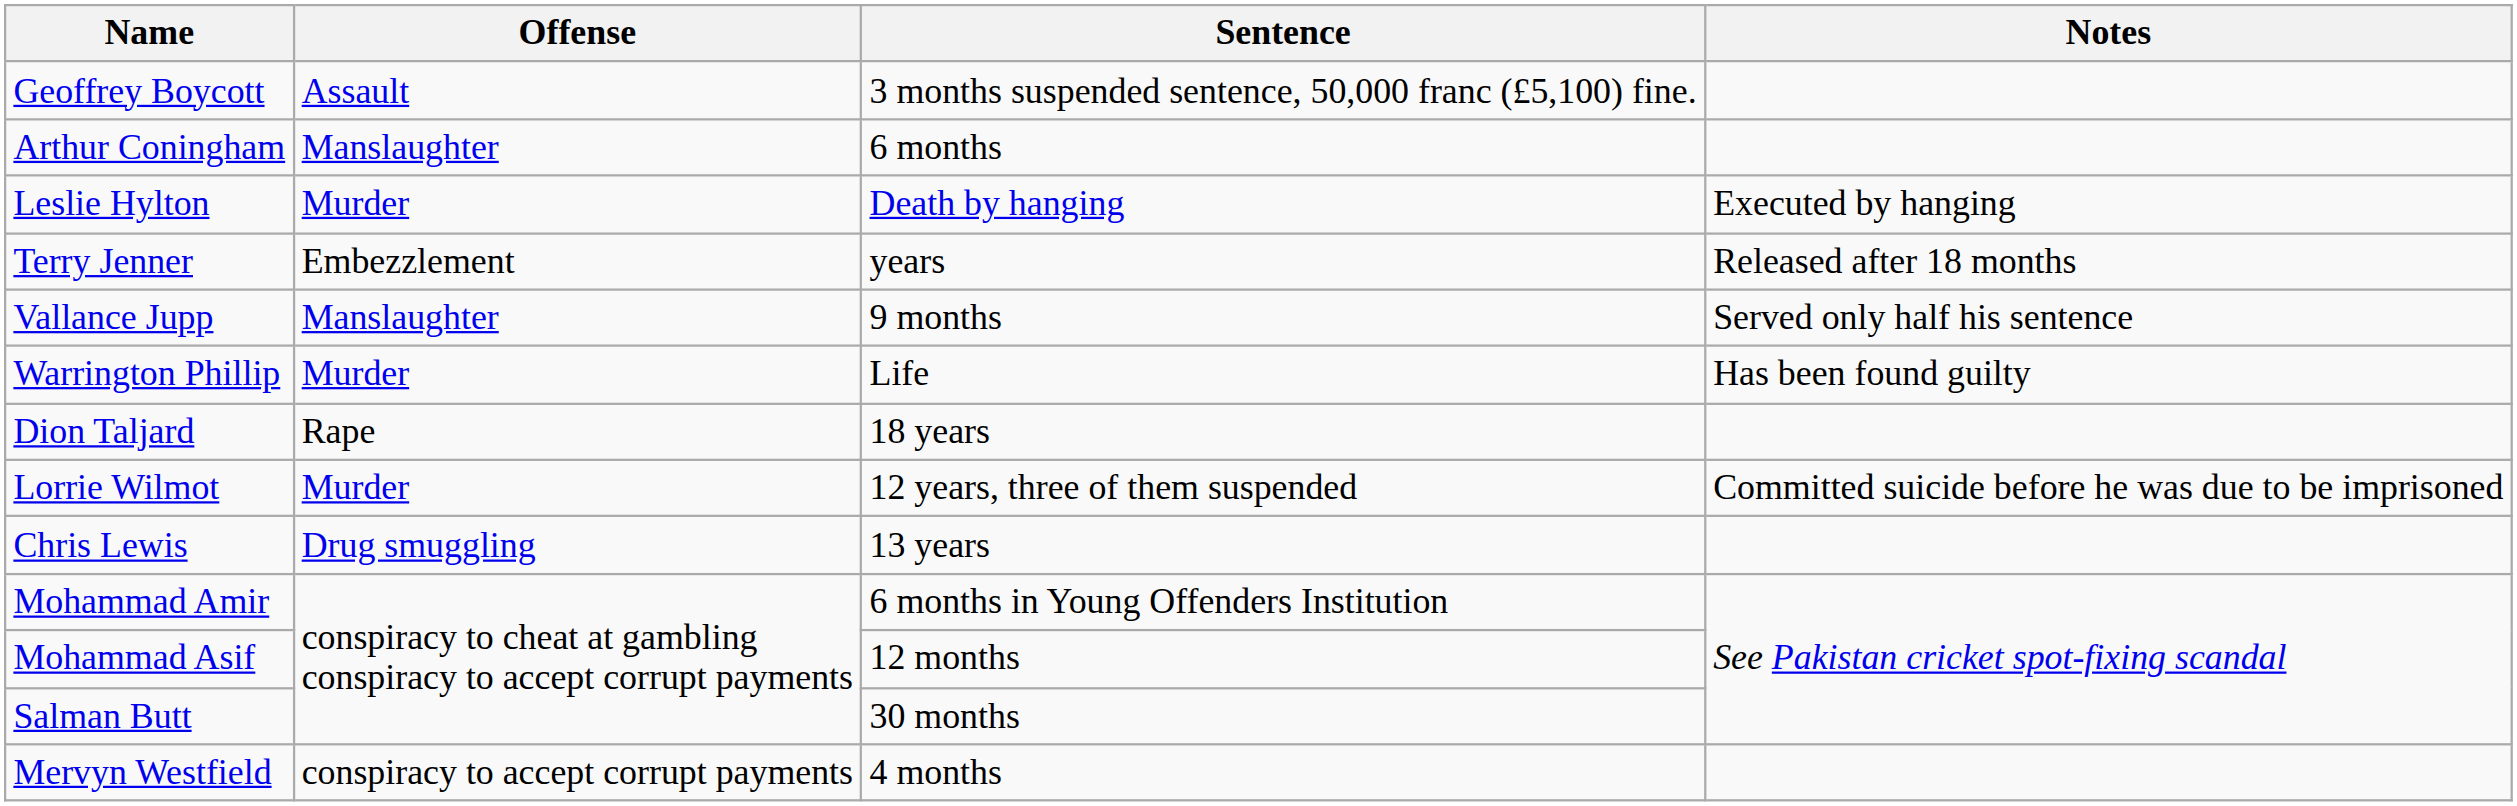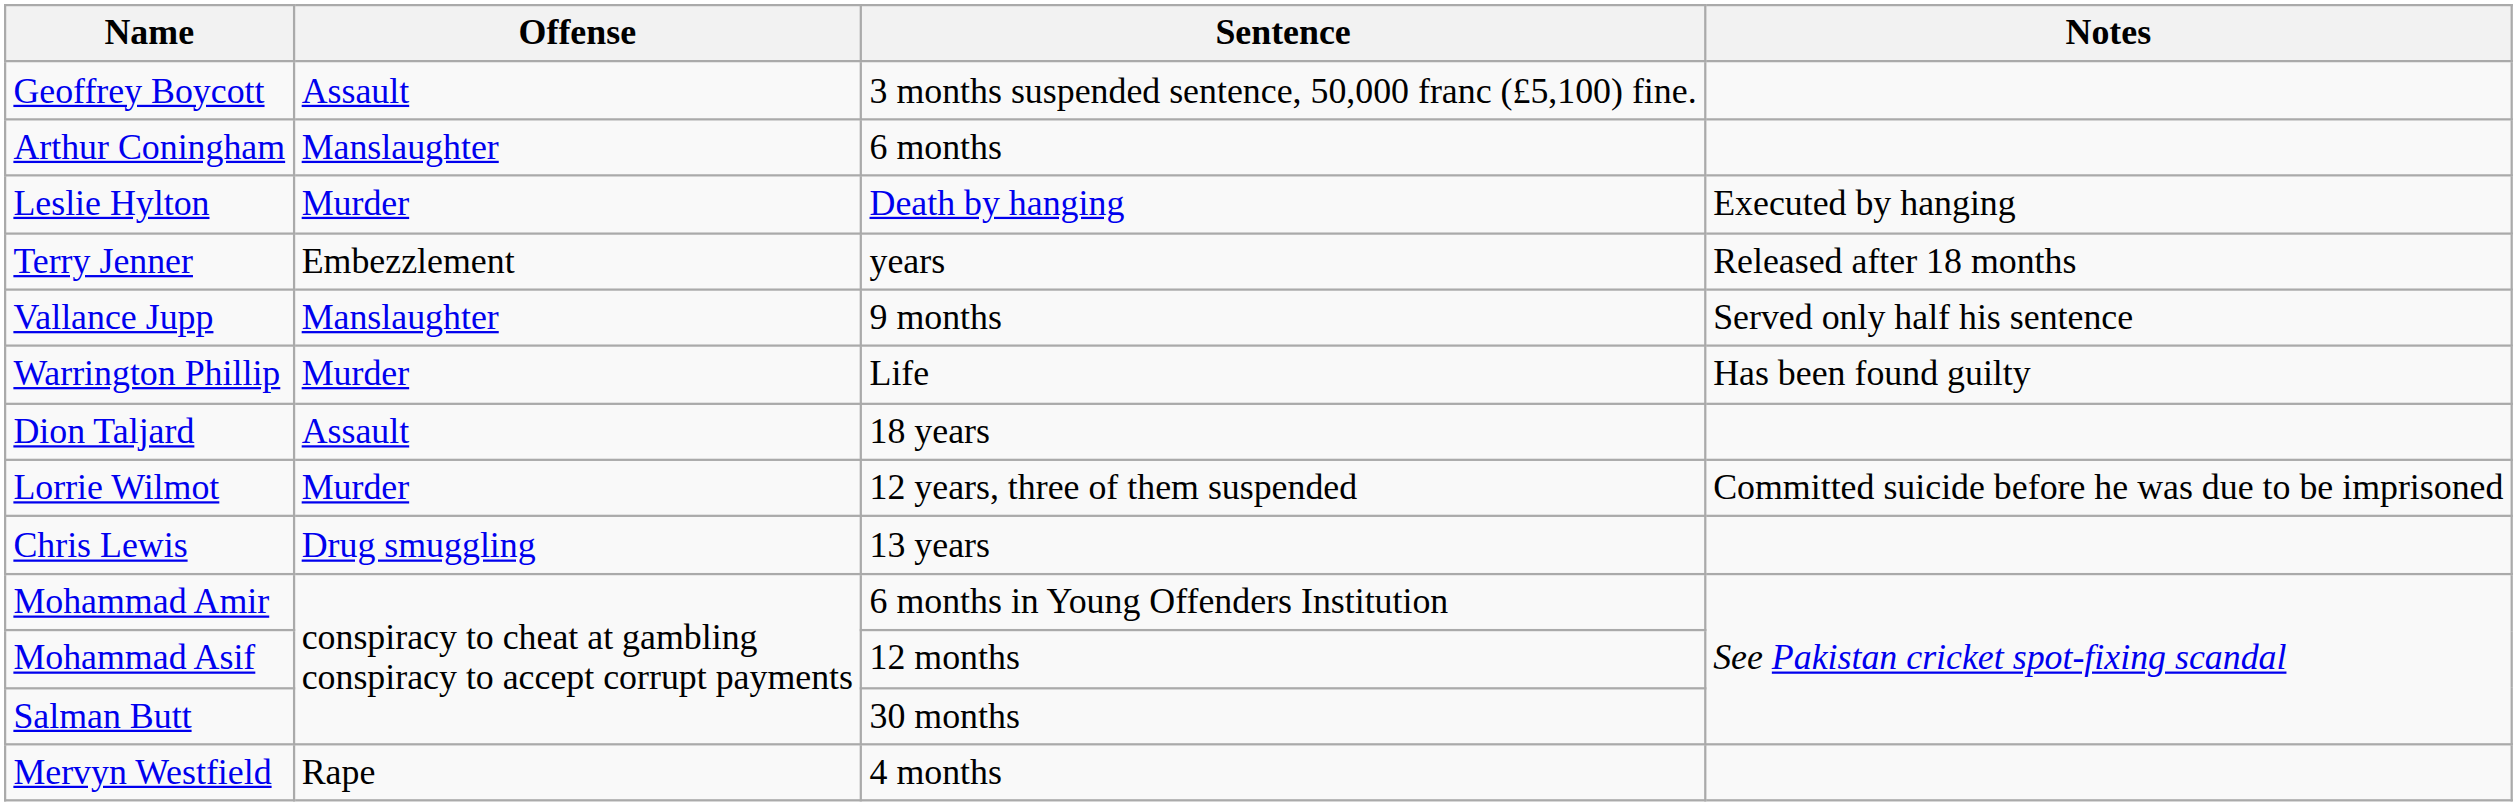(338, 430) Rape -> (355, 430) Assault
(577, 771) conspiracy to accept corrupt payments -> (338, 771) Rape
